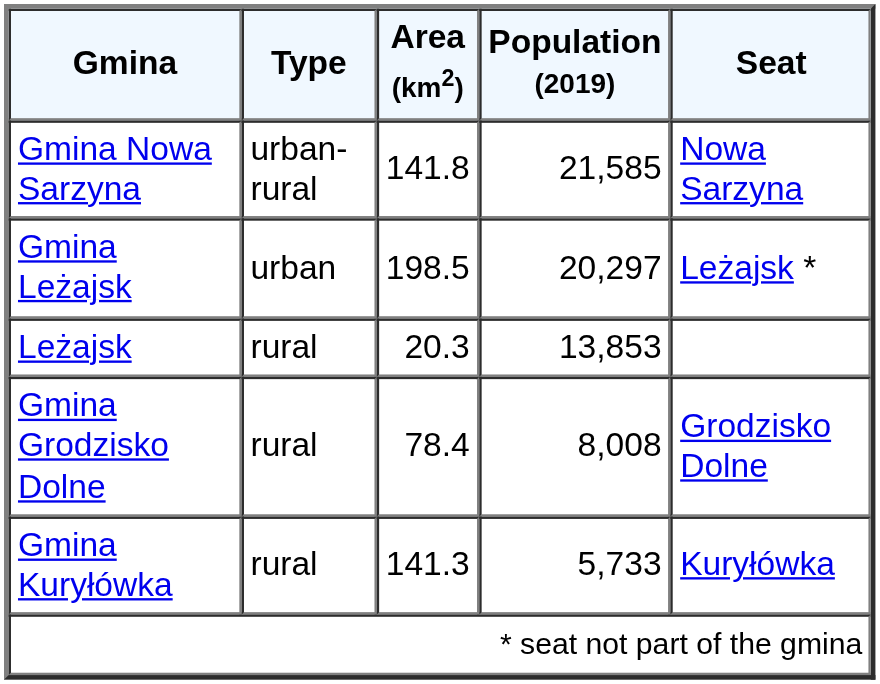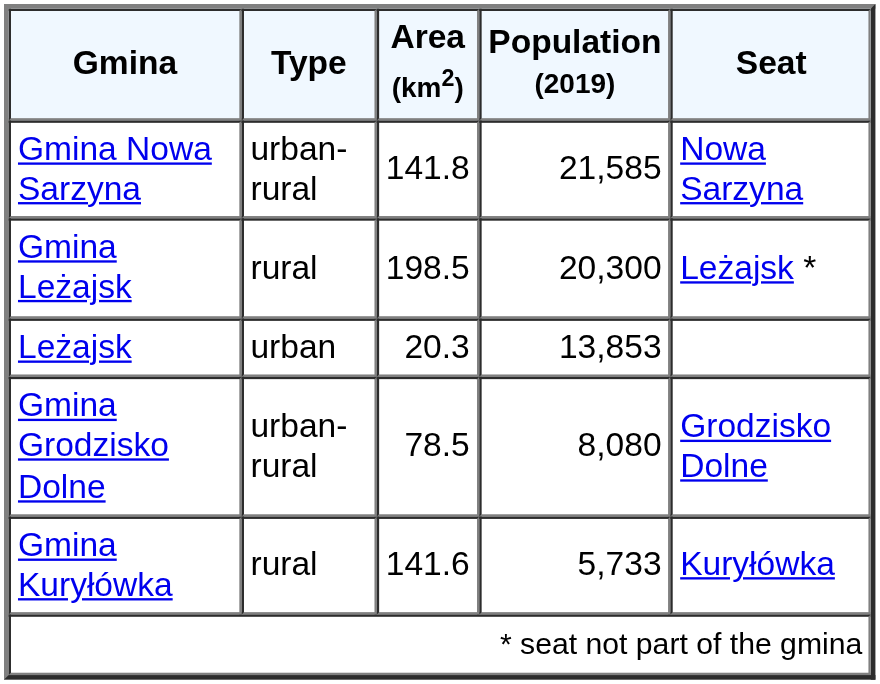(293, 267) urban -> (284, 267) rural
(610, 267) 20,297 -> (610, 267) 20,300
(284, 346) rural -> (293, 346) urban
(284, 445) rural -> (299, 445) urban-rural
(437, 445) 78.4 -> (437, 445) 78.5
(620, 445) 8,008 -> (620, 445) 8,080
(428, 564) 141.3 -> (428, 564) 141.6
